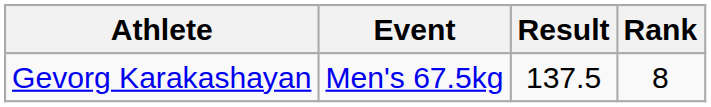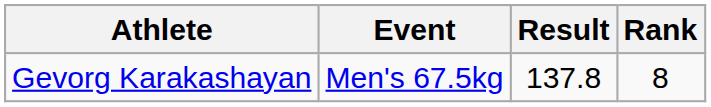(564, 77) 137.5 -> (564, 77) 137.8
